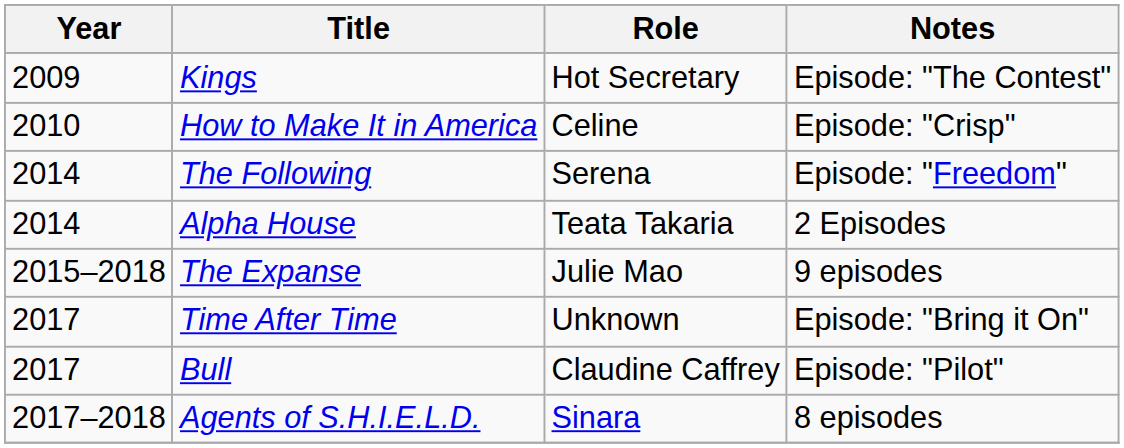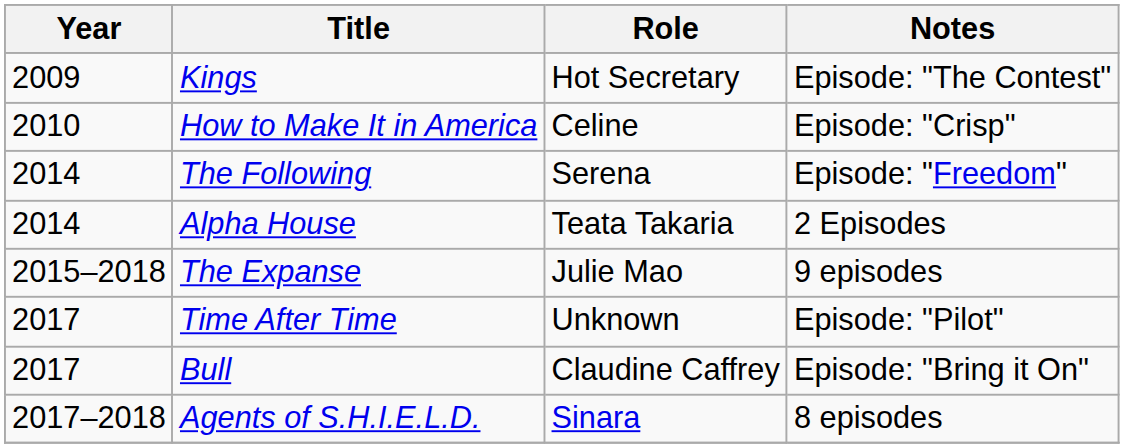(941, 321) Episode: "Bring it On" -> (899, 321) Episode: "Pilot"
(899, 369) Episode: "Pilot" -> (941, 369) Episode: "Bring it On"
